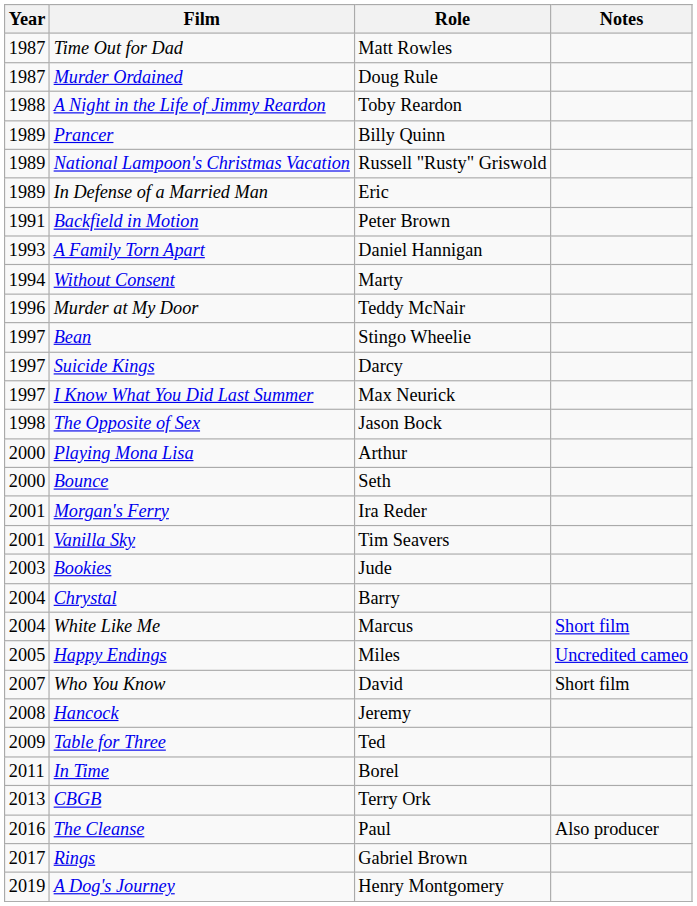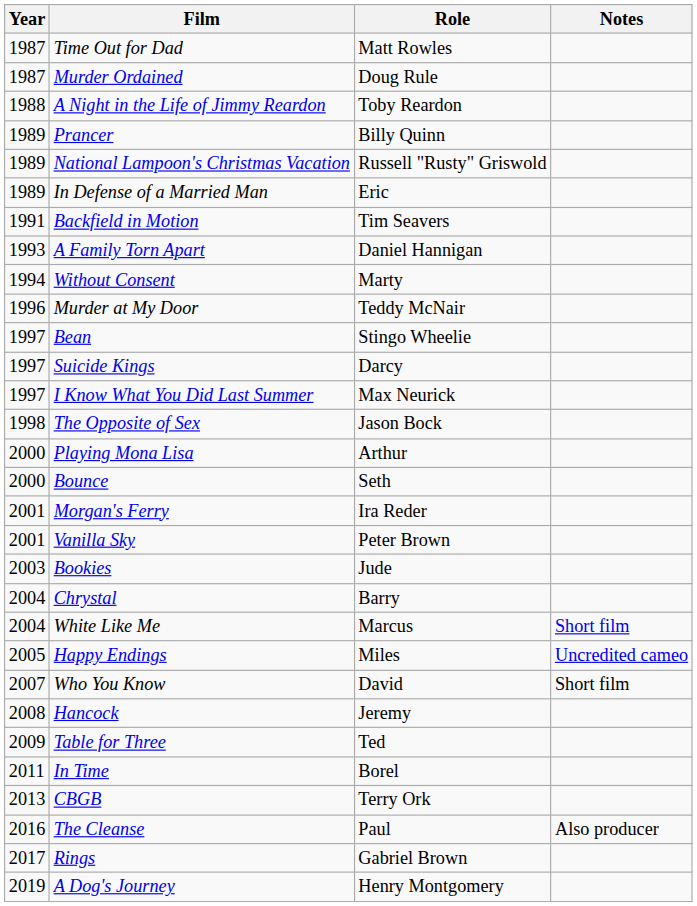(404, 221) Peter Brown -> (404, 221) Tim Seavers
(404, 539) Tim Seavers -> (404, 539) Peter Brown
